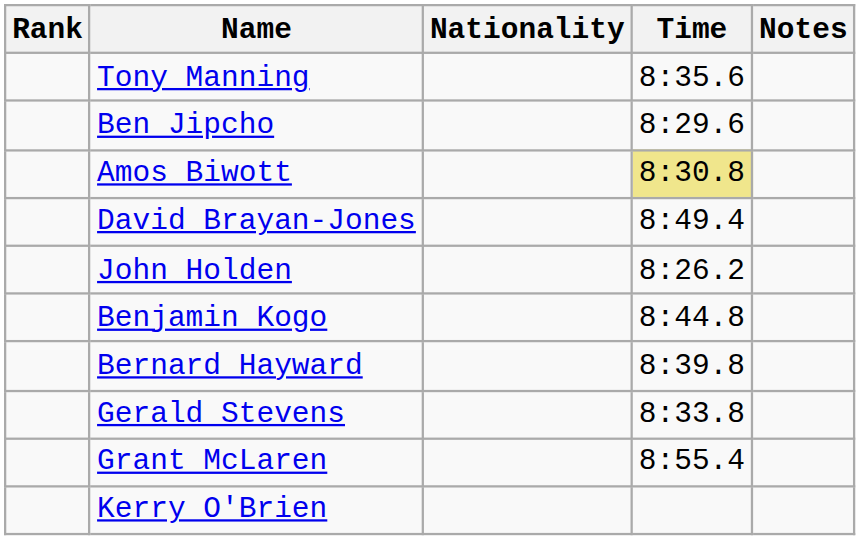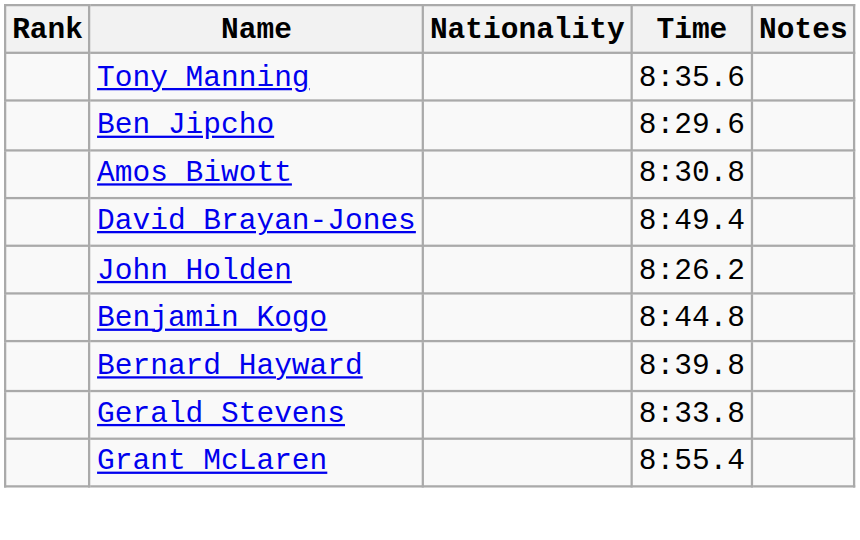(692, 173) khaki background -> (692, 173) no background
- row: (212, 510)
